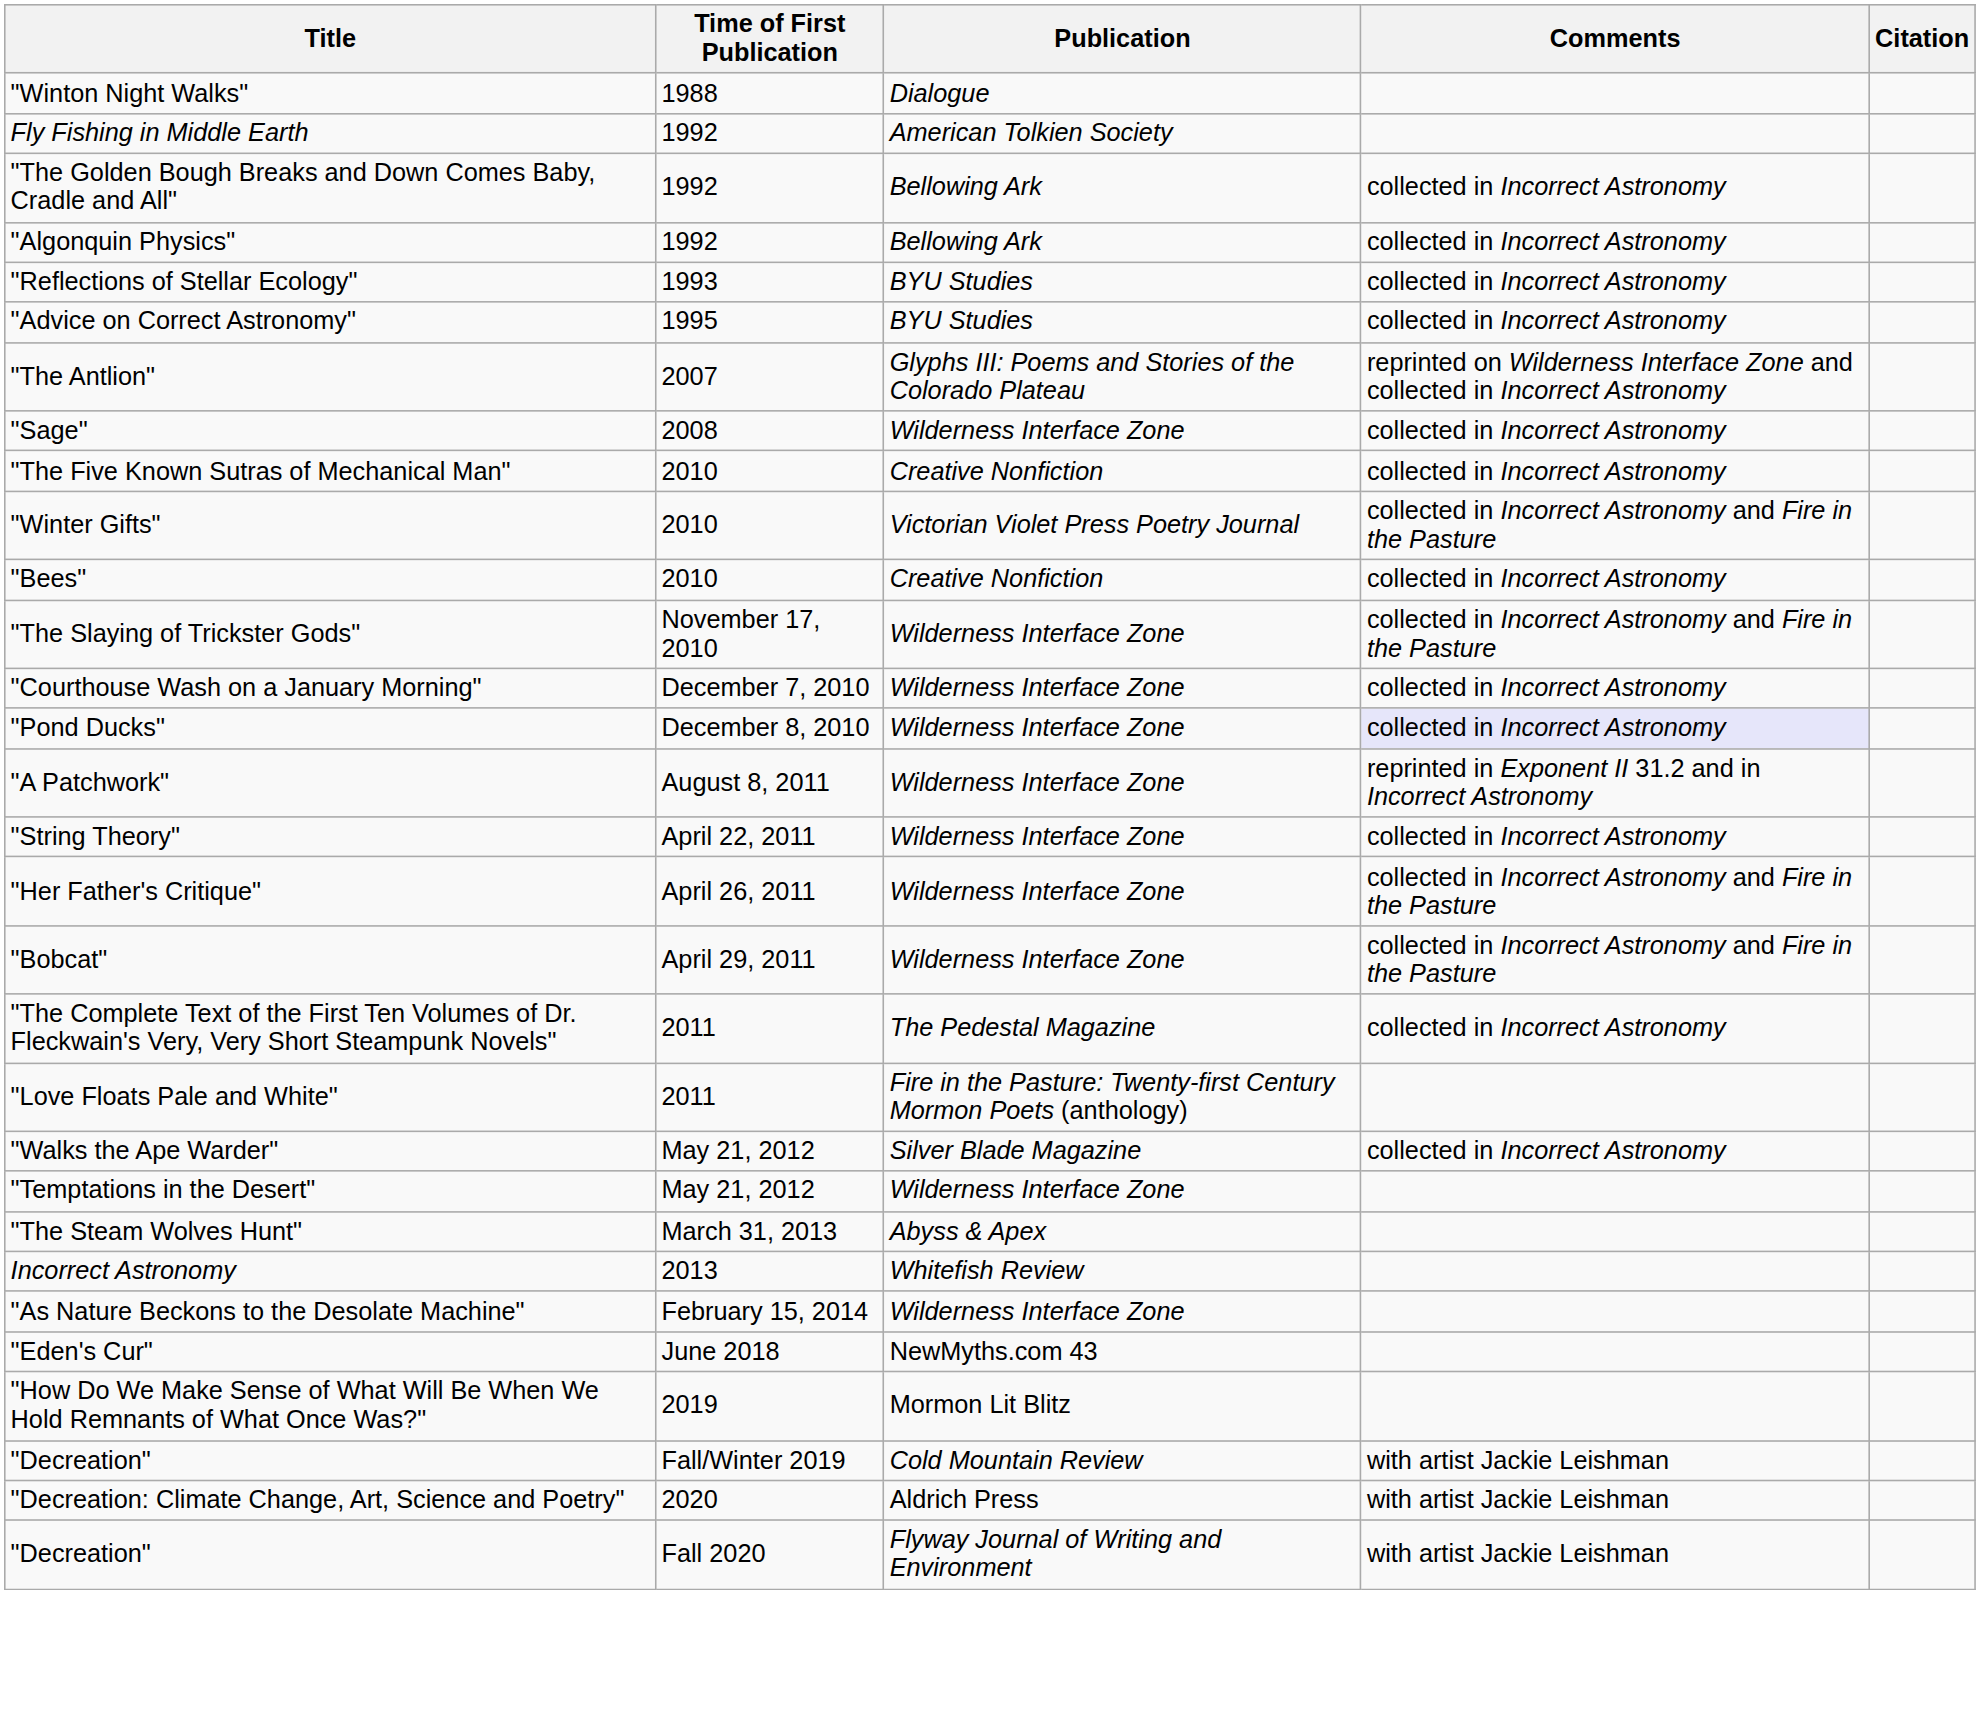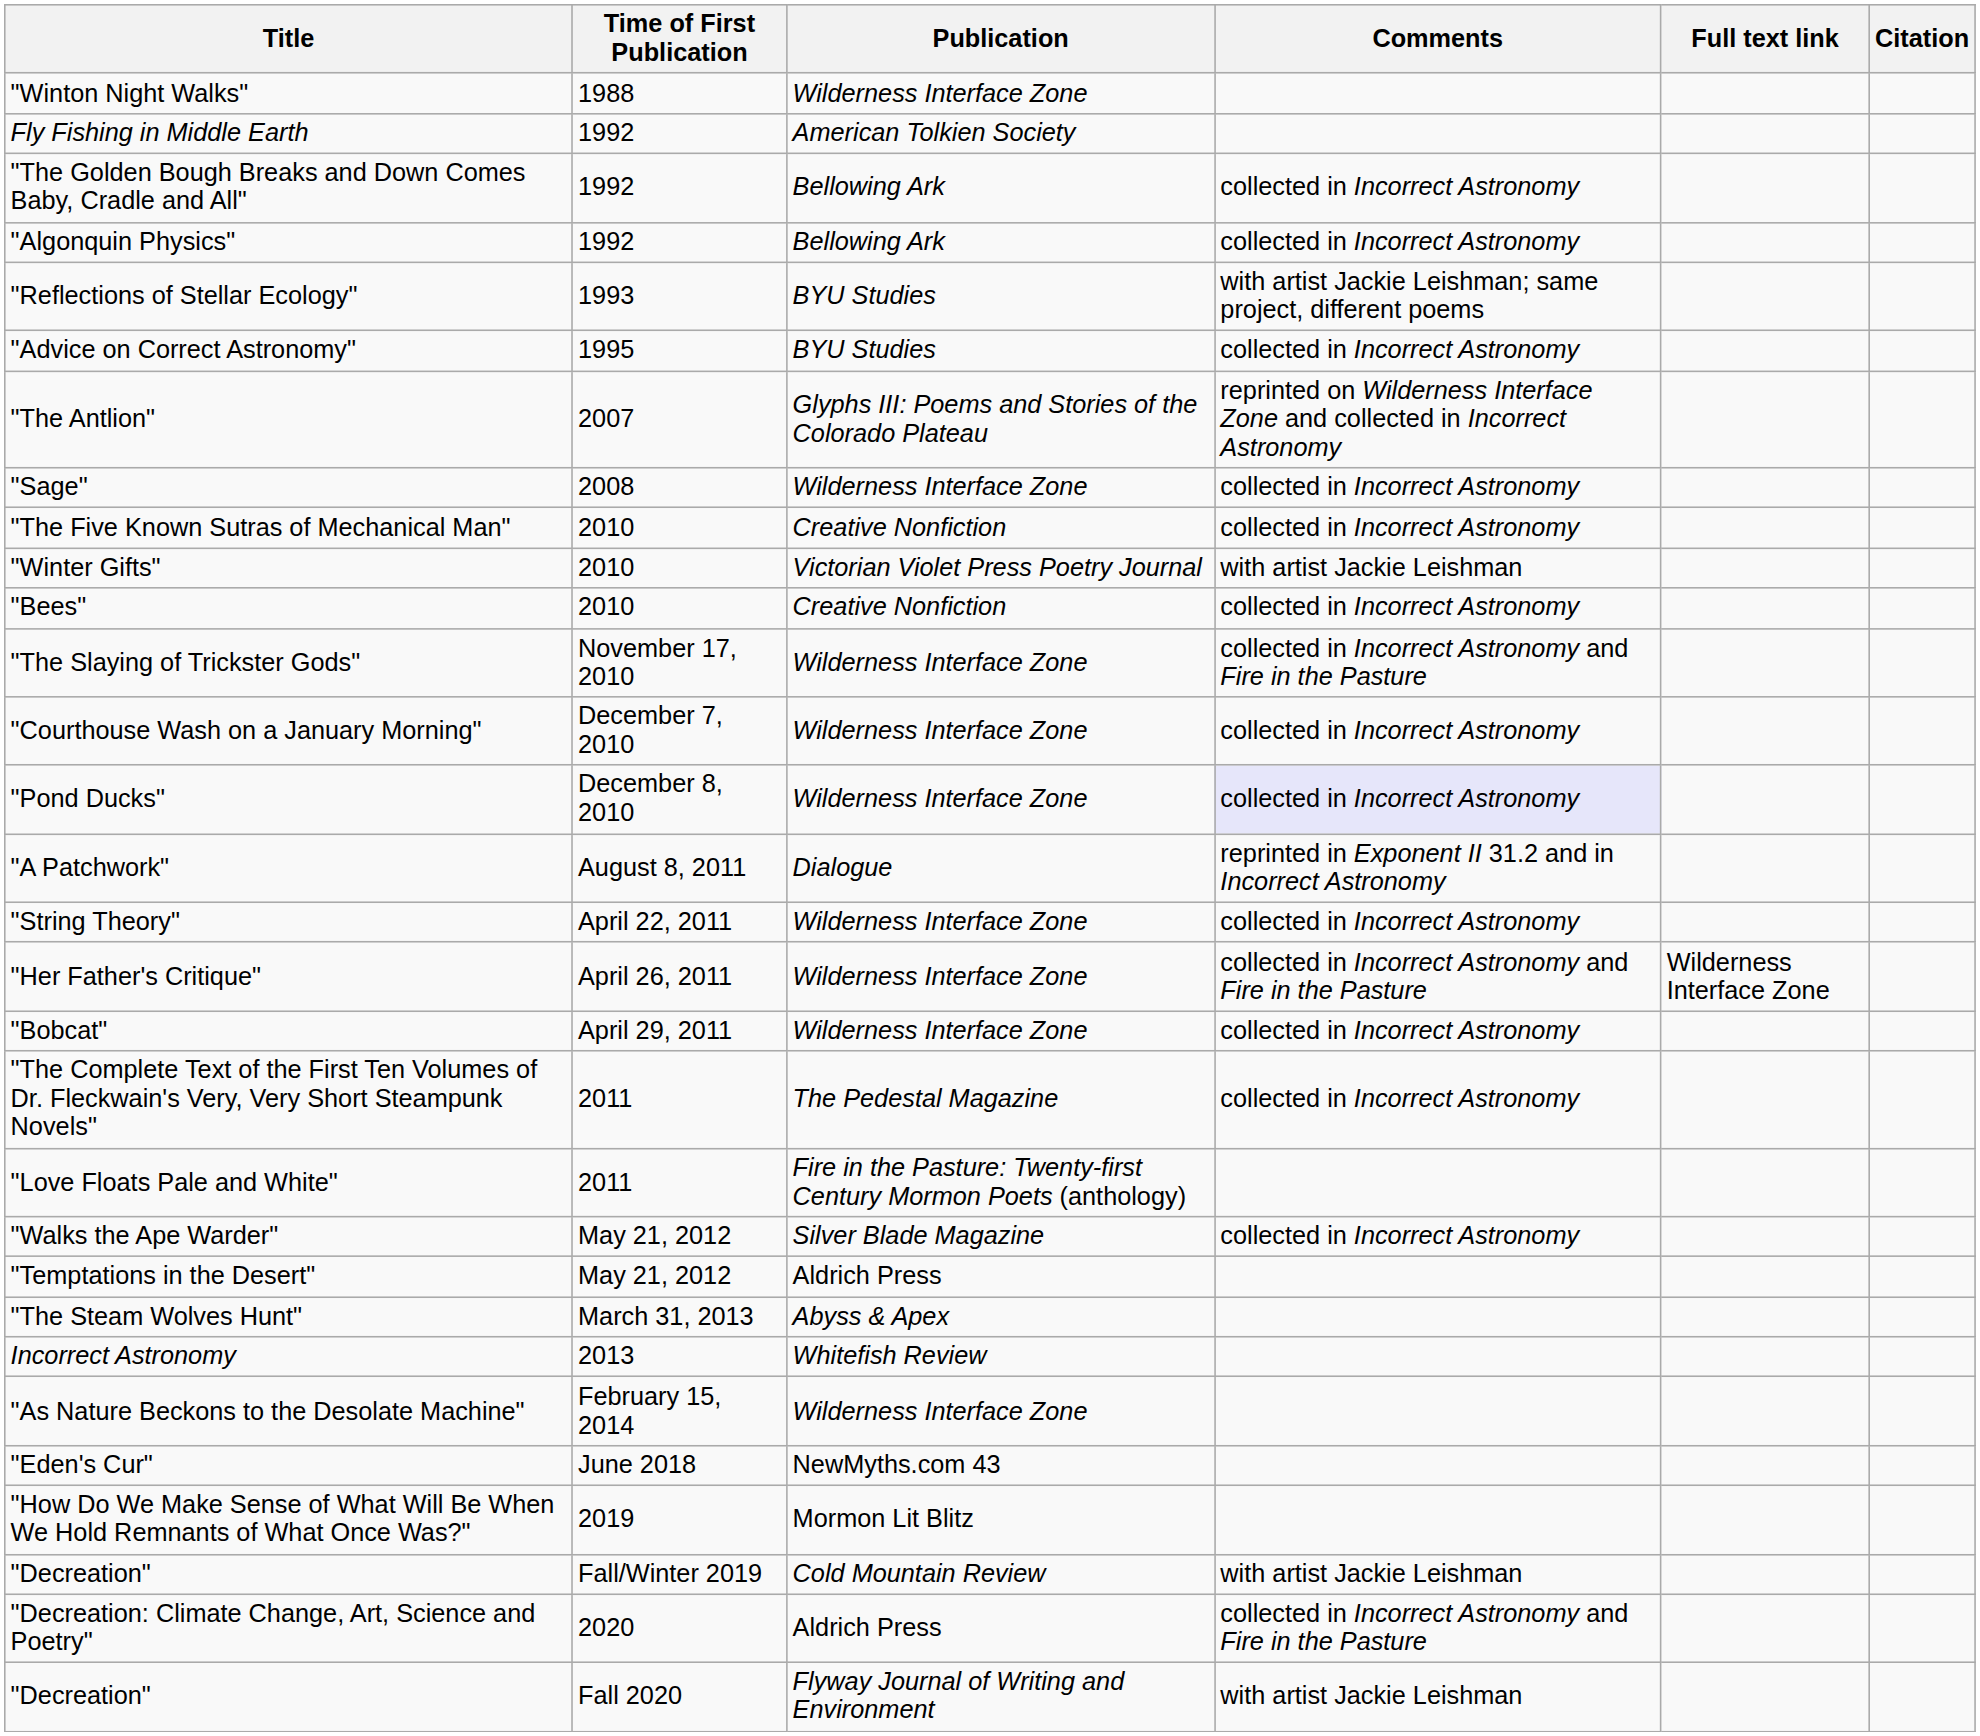+ column: (1765, 38)
(940, 93) Dialogue -> (940, 93) Wilderness Interface Zone
(1546, 281) collected in Incorrect Astronomy -> (1409, 296) with artist Jackie Leishman; same project, different poems
(1610, 525) collected in Incorrect Astronomy and Fire in the Pasture -> (1371, 567) with artist Jackie Leishman
(1037, 782) Wilderness Interface Zone -> (843, 867) Dialogue
(1610, 959) collected in Incorrect Astronomy and Fire in the Pasture -> (1400, 1030) collected in Incorrect Astronomy
(1037, 1190) Wilderness Interface Zone -> (867, 1276) Aldrich Press
(1518, 1500) with artist Jackie Leishman -> (1424, 1628) collected in Incorrect Astronomy and Fire in the Pasture
